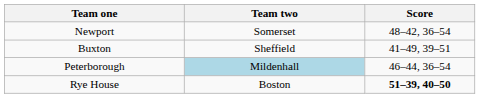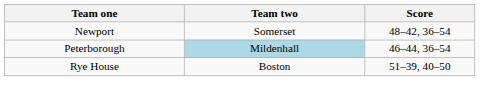- row: (94, 48)
(420, 84) bold -> (420, 66) normal
